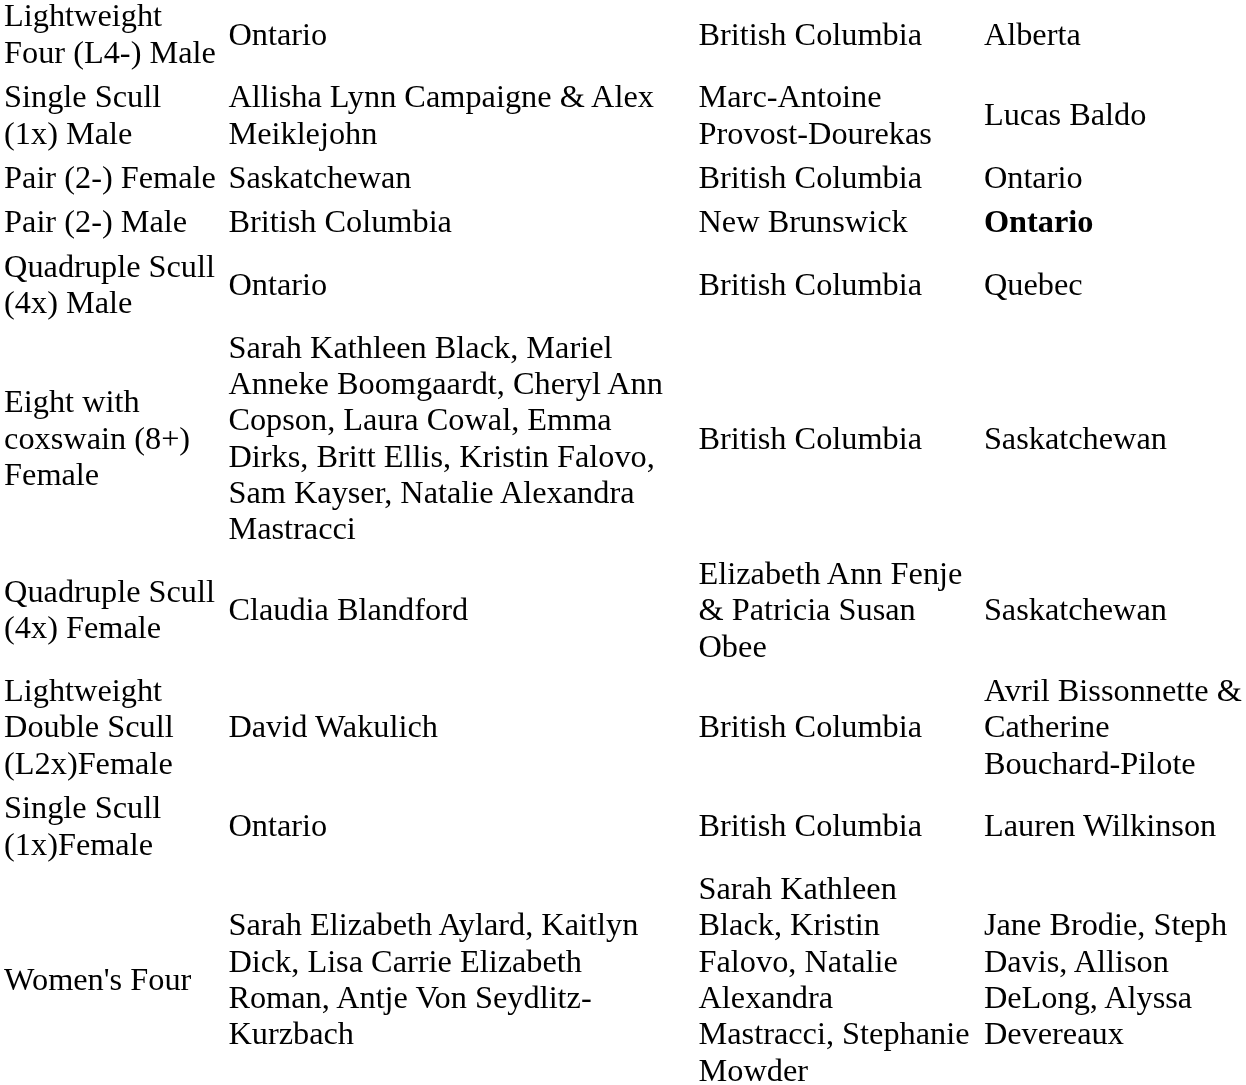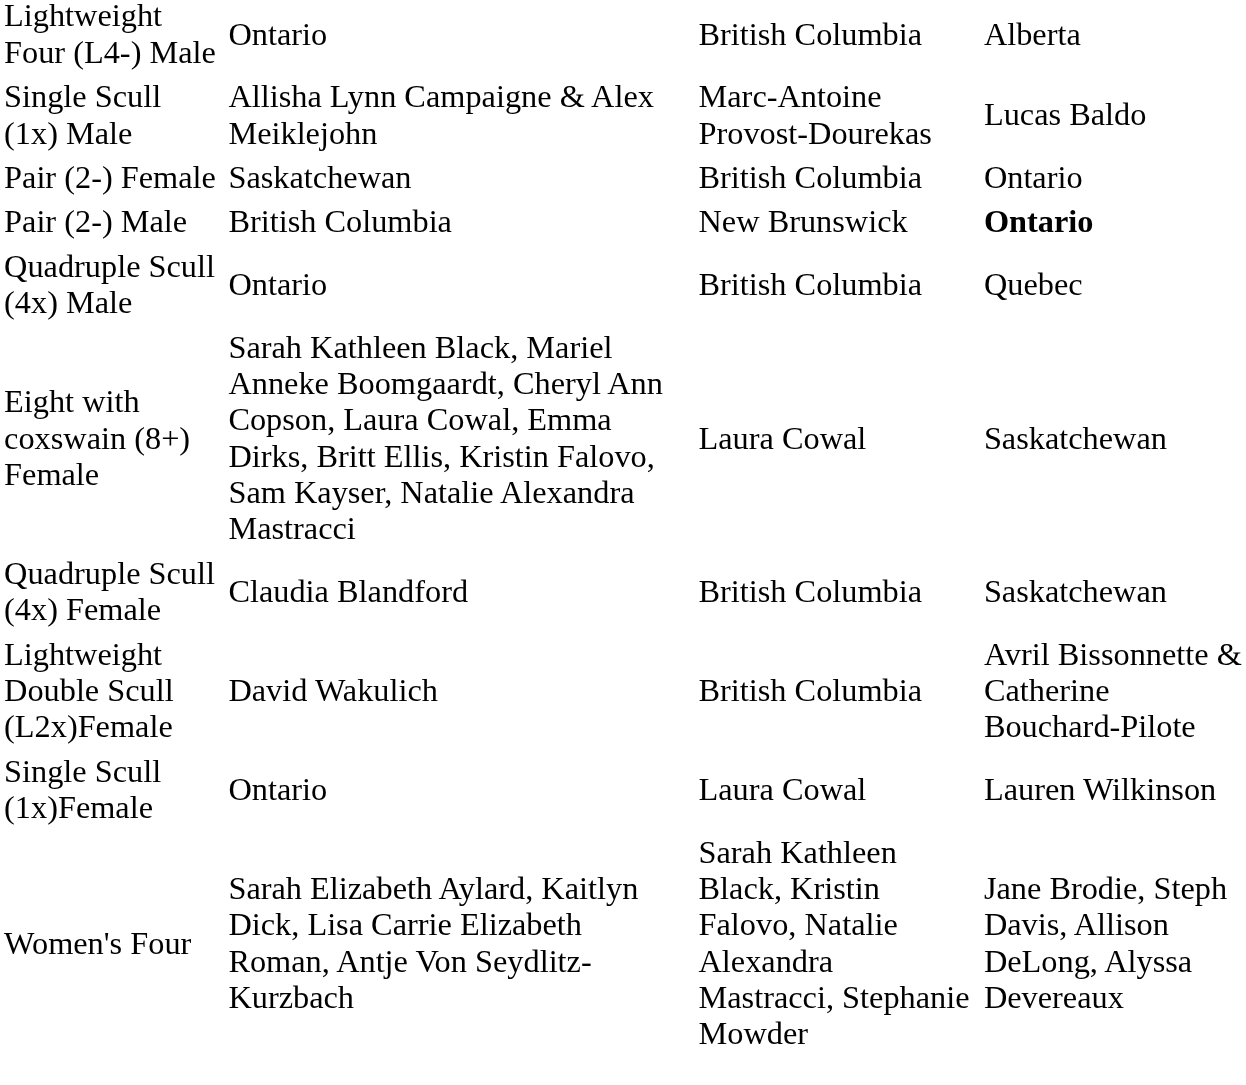(810, 437) British Columbia -> (782, 437) Laura Cowal
(830, 609) Elizabeth Ann Fenje & Patricia Susan Obee -> (810, 591) British Columbia
(810, 825) British Columbia -> (782, 789) Laura Cowal
